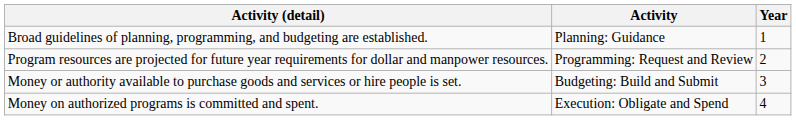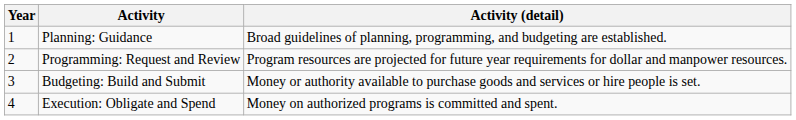columns swapped: (773, 15) <-> (278, 15)
